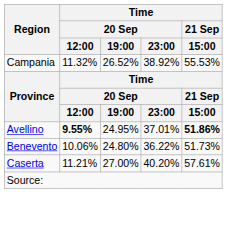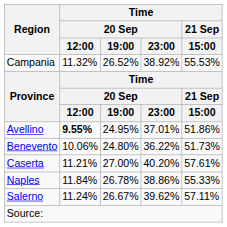(202, 130) bold -> (202, 130) normal
+ row: (23, 180)
+ row: (25, 197)
